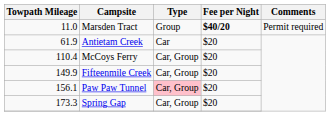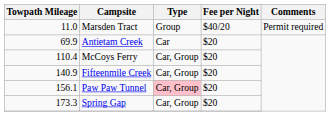(216, 27) bold -> (216, 27) normal
(69, 42) 61.9 -> (69, 42) 69.9
(67, 73) 149.9 -> (67, 73) 140.9
